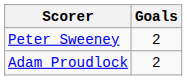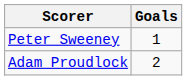(156, 40) 2 -> (156, 40) 1
